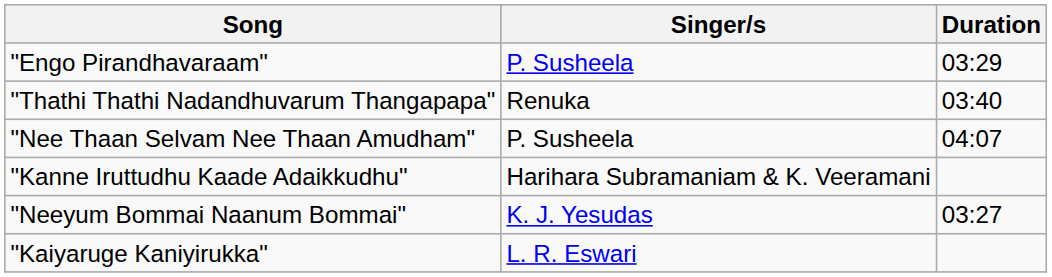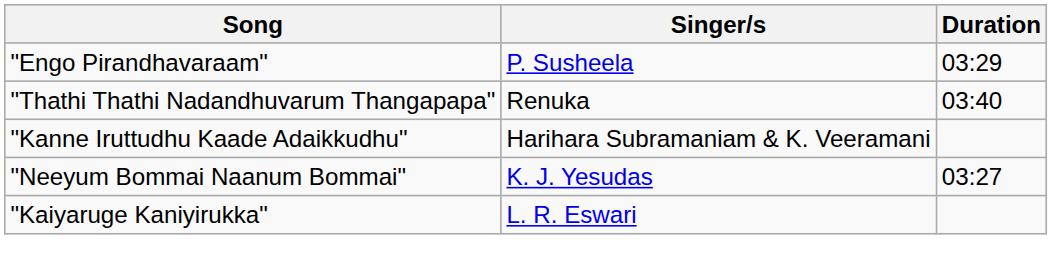- row: (243, 139)
